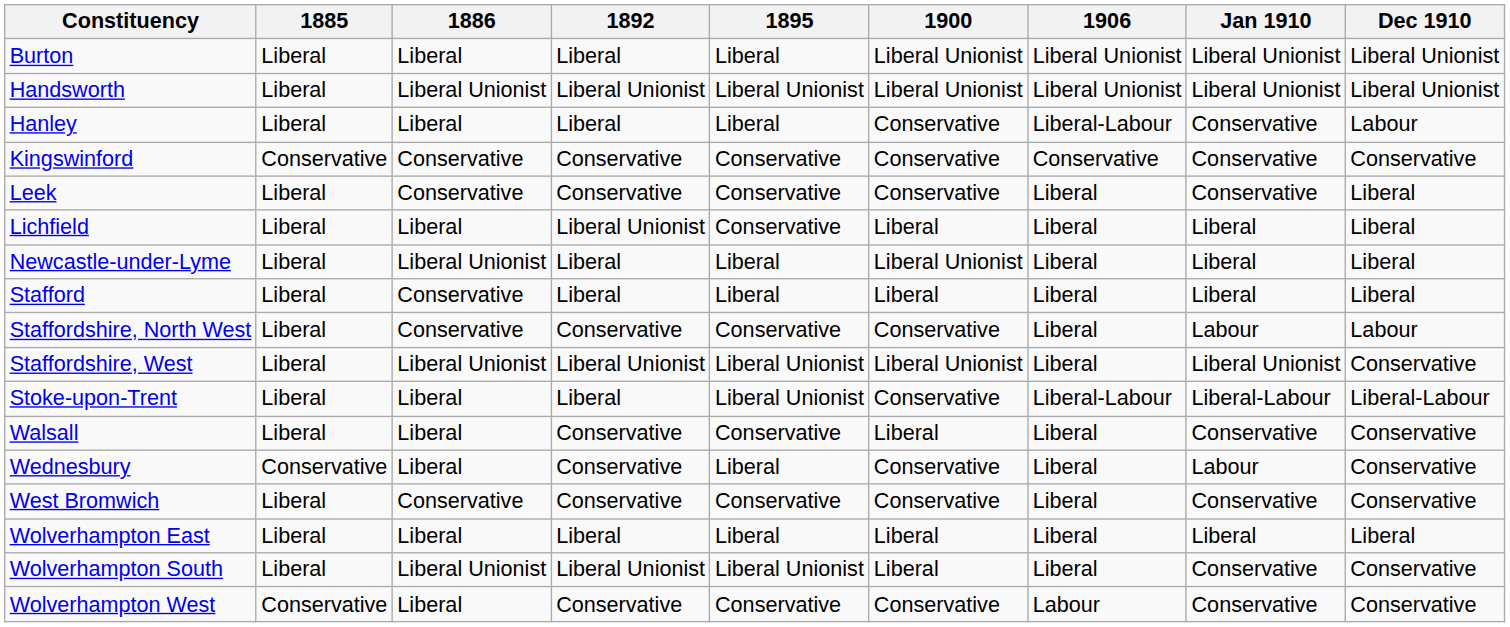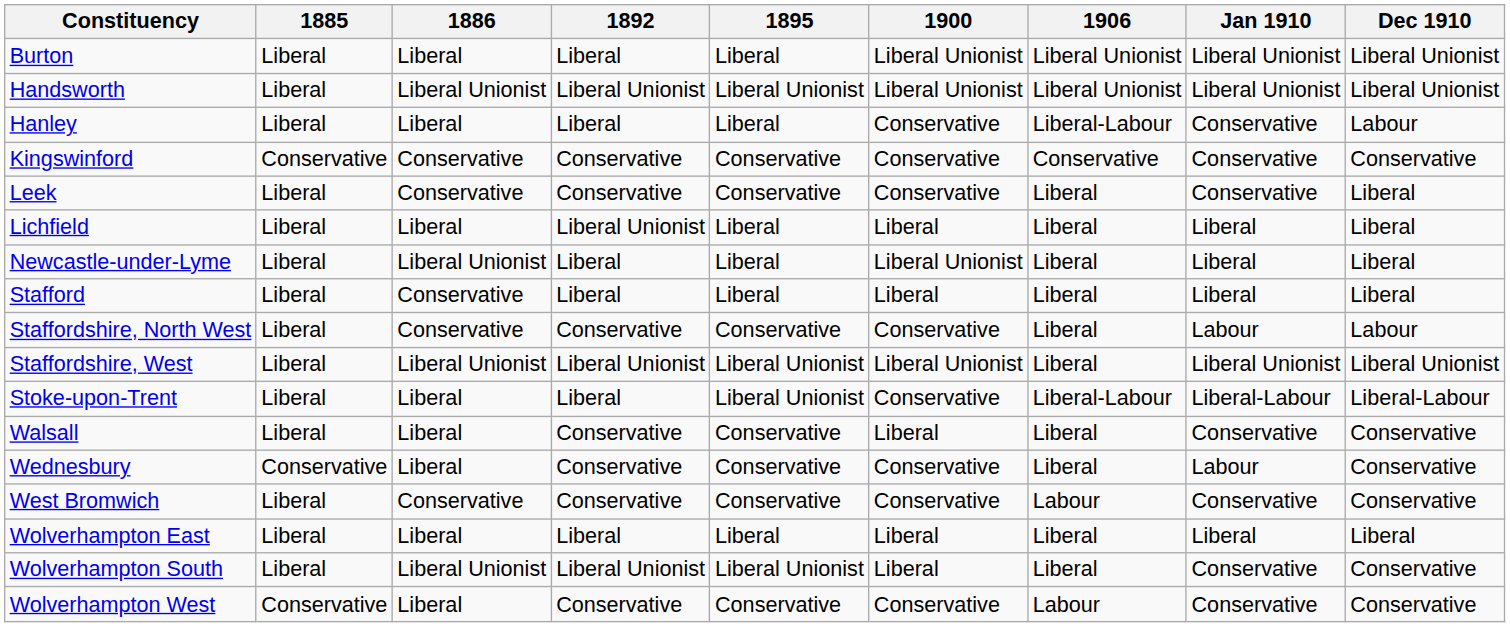(778, 227) Conservative -> (747, 227) Liberal
(1413, 364) Conservative -> (1425, 364) Liberal Unionist
(747, 466) Liberal -> (778, 466) Conservative
(1065, 501) Liberal -> (1066, 501) Labour
